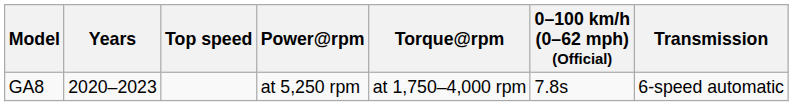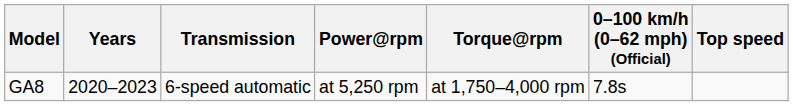columns swapped: (711, 39) <-> (209, 39)
